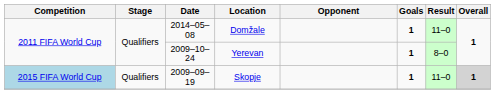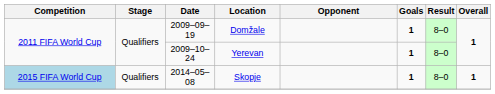(190, 30) 2014–05–08 -> (190, 30) 2009–09–19
(441, 30) 11–0 -> (441, 30) 8–0
(190, 78) 2009–09–19 -> (190, 78) 2014–05–08
(441, 78) 11–0 -> (441, 78) 8–0
(473, 78) lightgrey background -> (473, 78) no background
